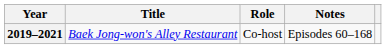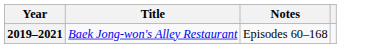- column: (263, 14)
